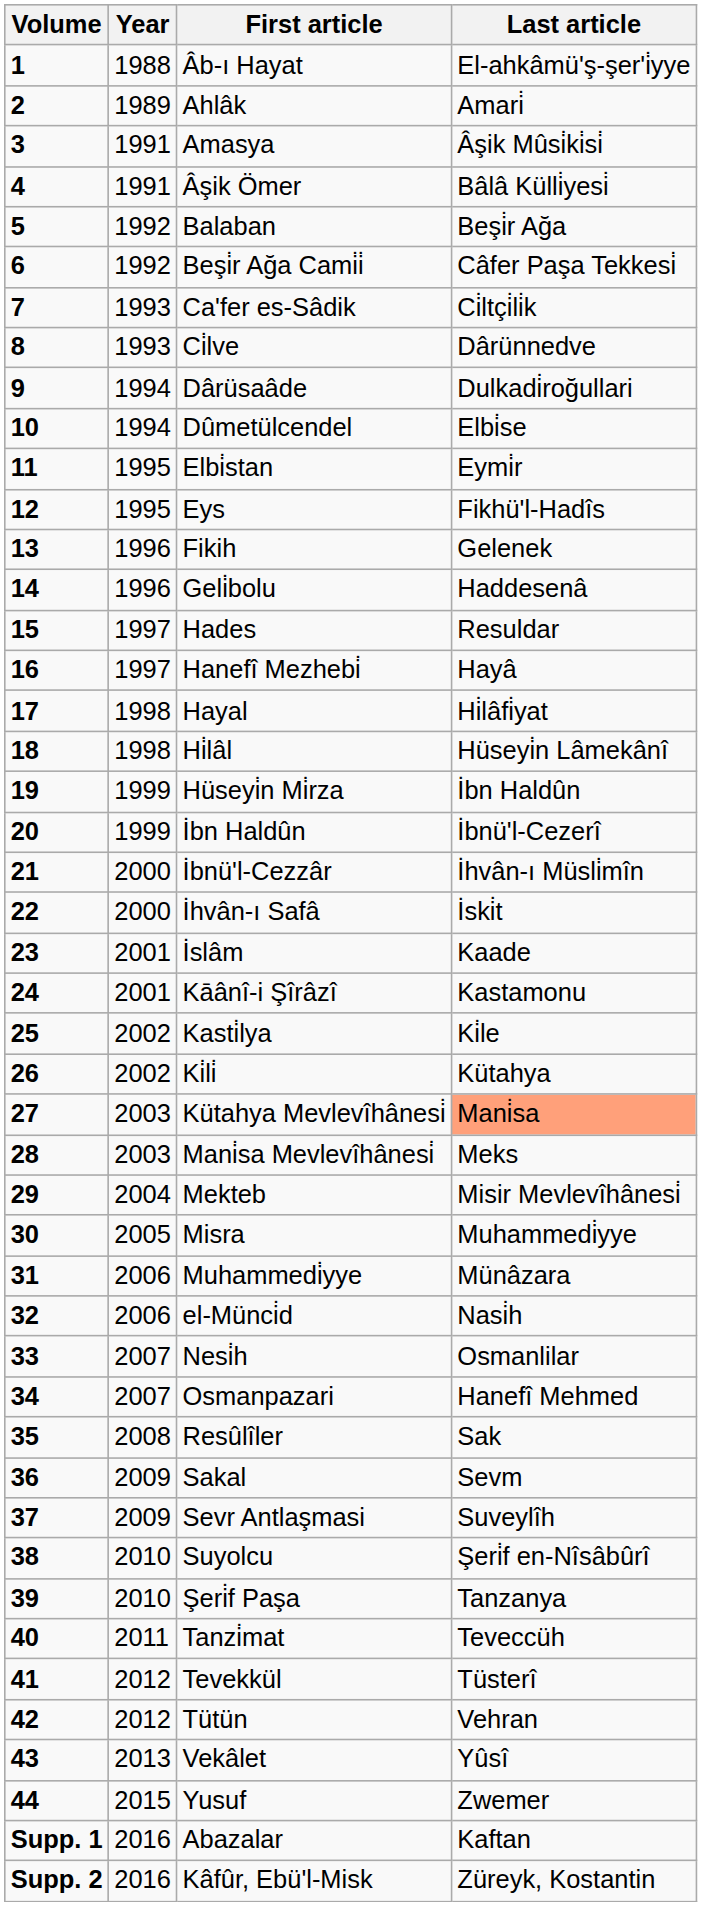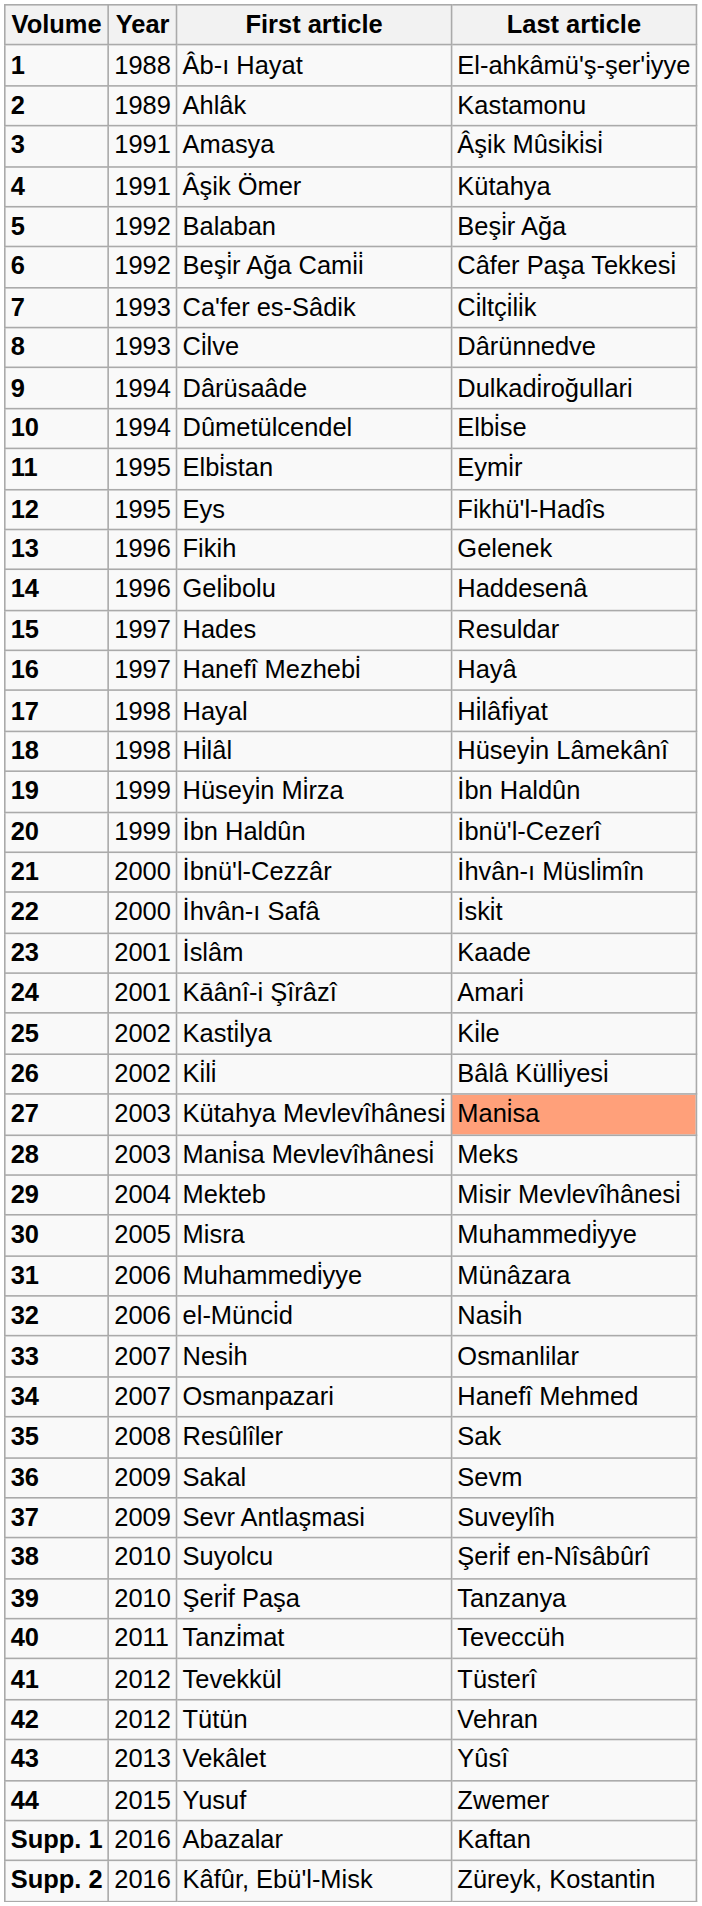(491, 105) Amari̇ -> (522, 105) Kastamonu
(533, 186) Bâlâ Külli̇yesi̇ -> (504, 186) Kütahya
(522, 992) Kastamonu -> (491, 992) Amari̇
(504, 1073) Kütahya -> (533, 1073) Bâlâ Külli̇yesi̇
